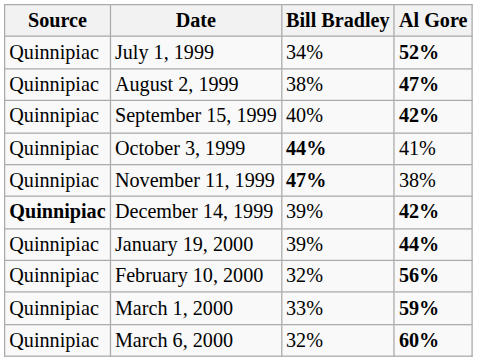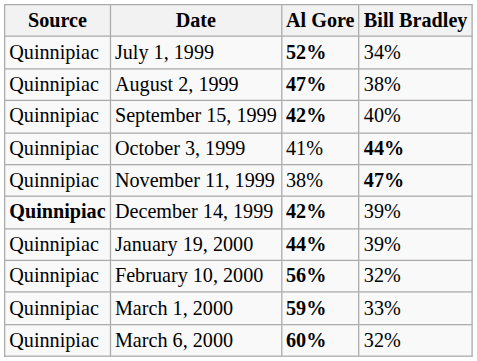columns swapped: (433, 20) <-> (338, 20)
